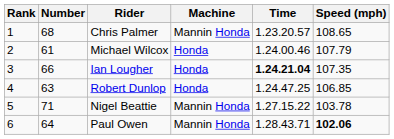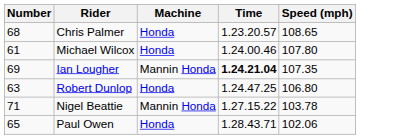- column: (21, 13)
(212, 32) Mannin Honda -> (157, 32) Honda
(334, 50) 107.79 -> (300, 50) 107.80
(47, 69) 66 -> (14, 69) 69
(191, 69) Honda -> (178, 69) Mannin Honda
(334, 87) 106.85 -> (300, 87) 106.80
(47, 124) 64 -> (14, 124) 65
(212, 124) Mannin Honda -> (157, 124) Honda
(334, 124) bold -> (300, 124) normal
